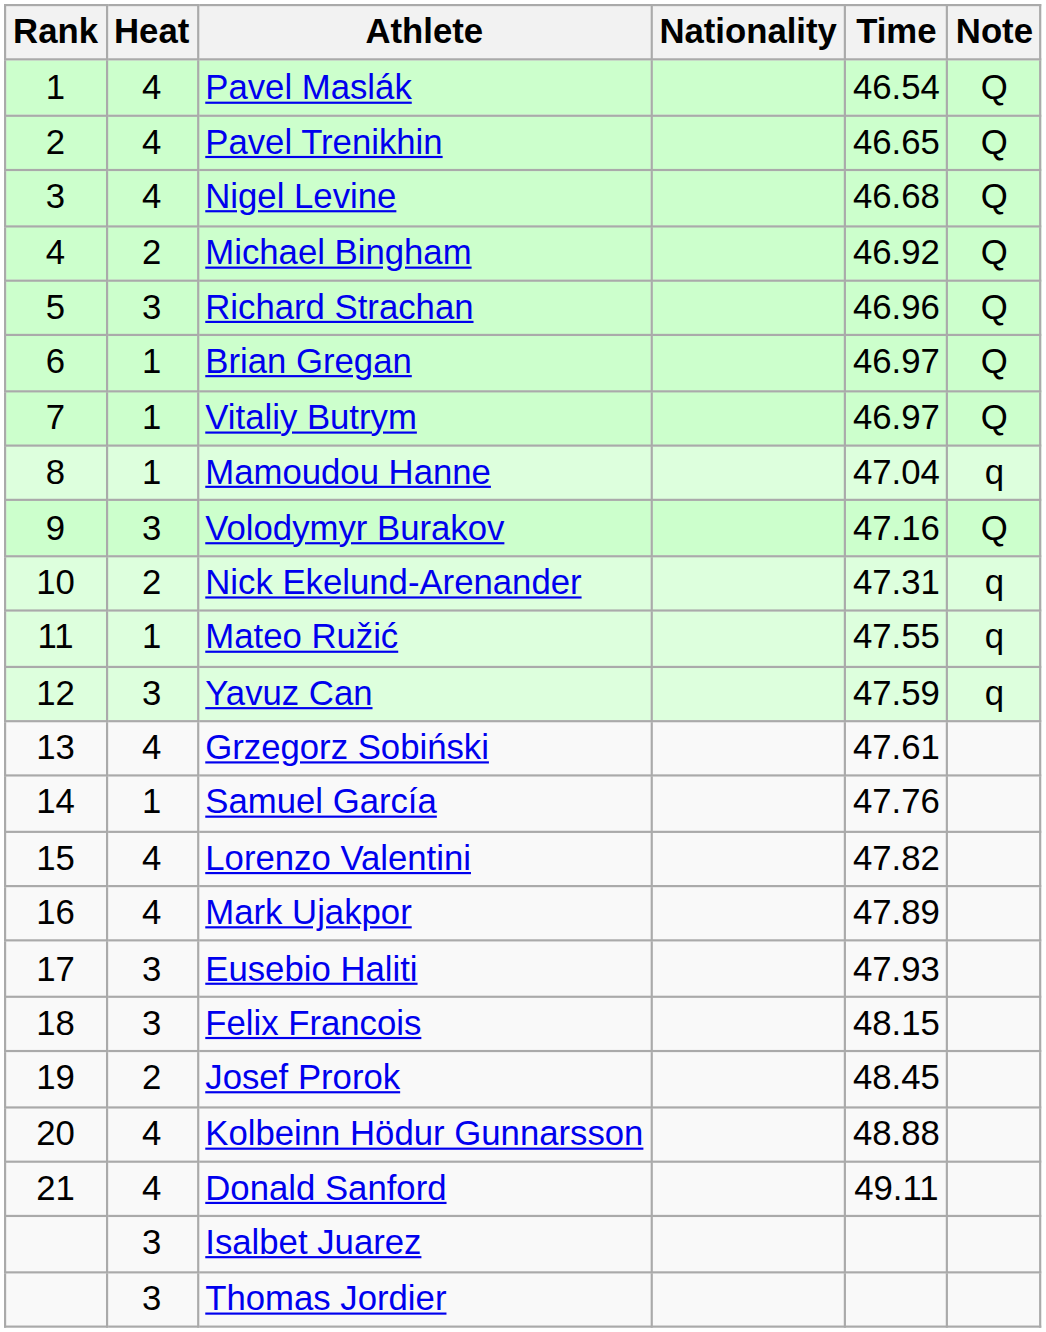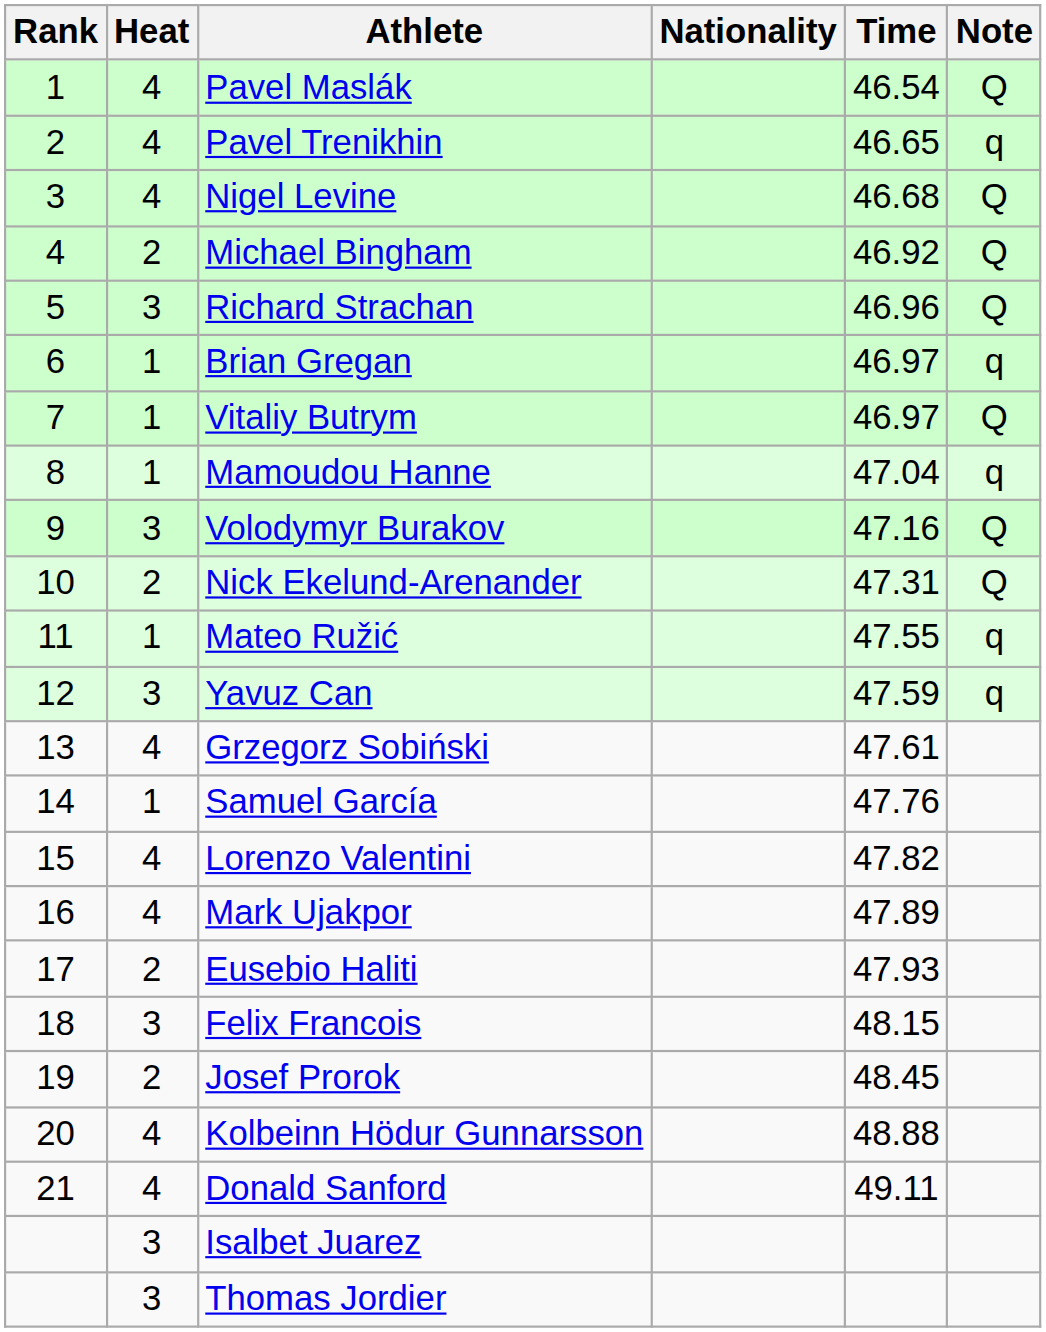(994, 142) Q -> (994, 142) q
(994, 362) Q -> (994, 362) q
(994, 582) q -> (994, 582) Q
(152, 968) 3 -> (152, 968) 2
